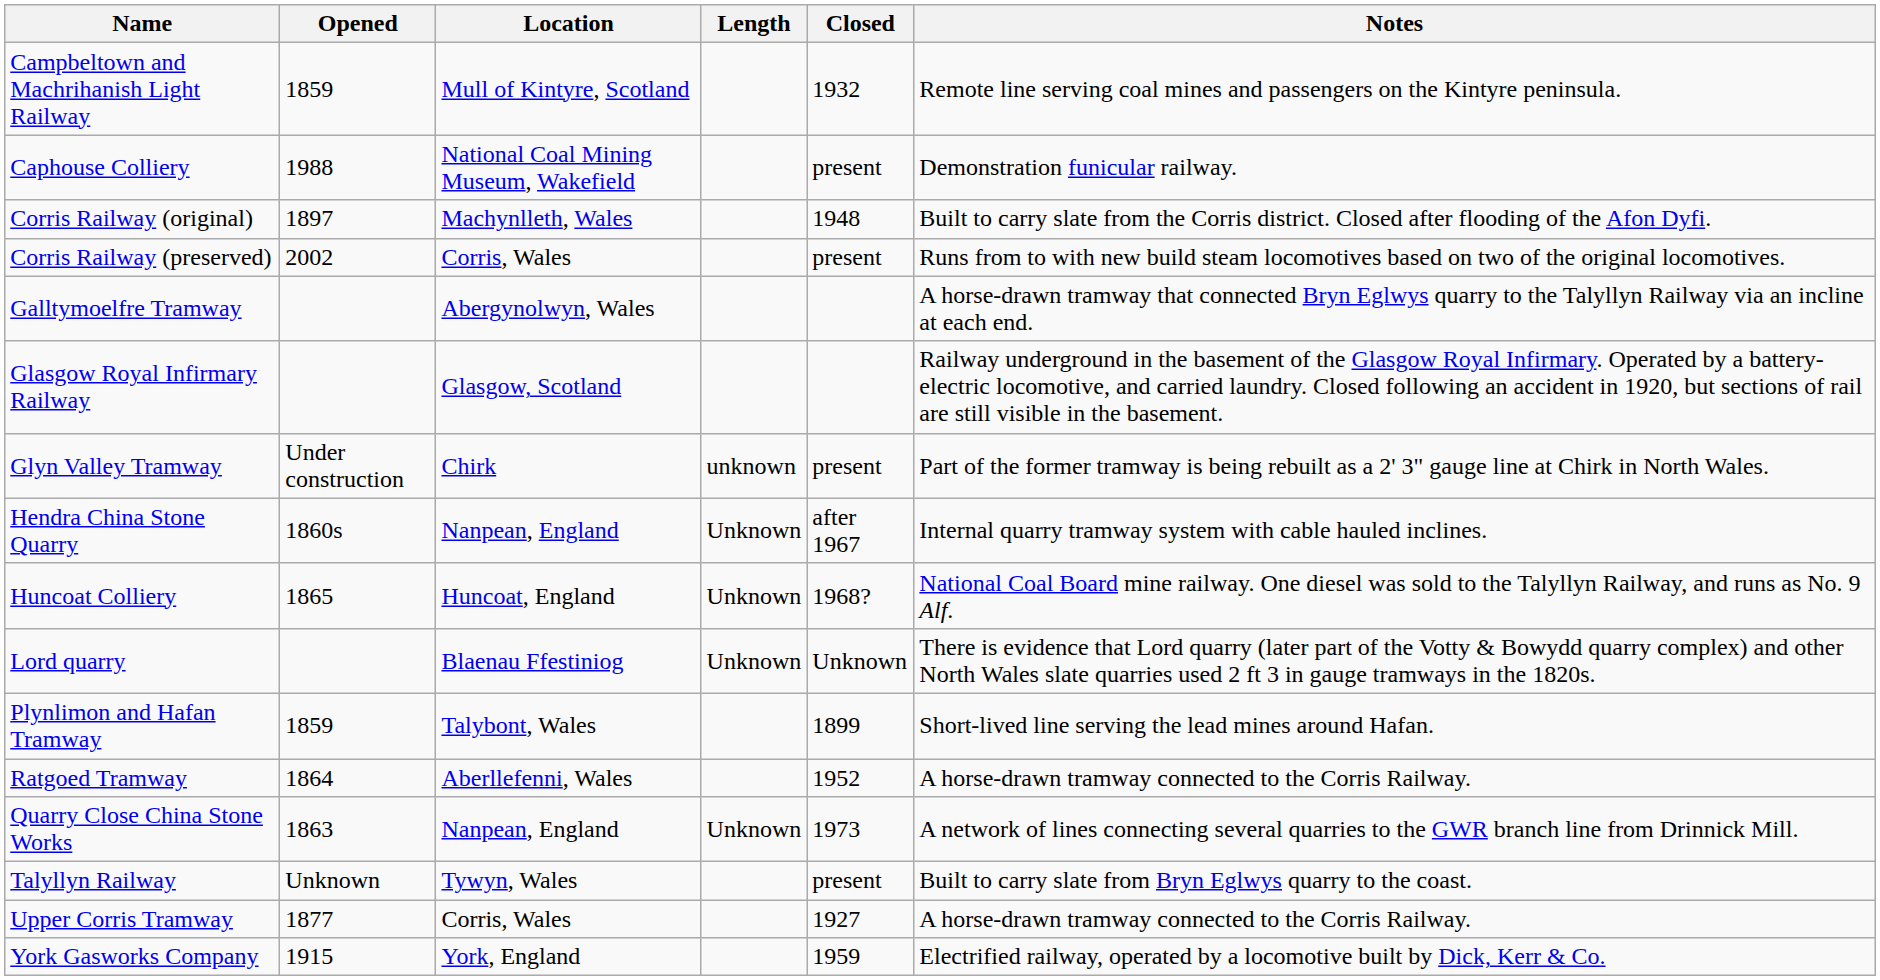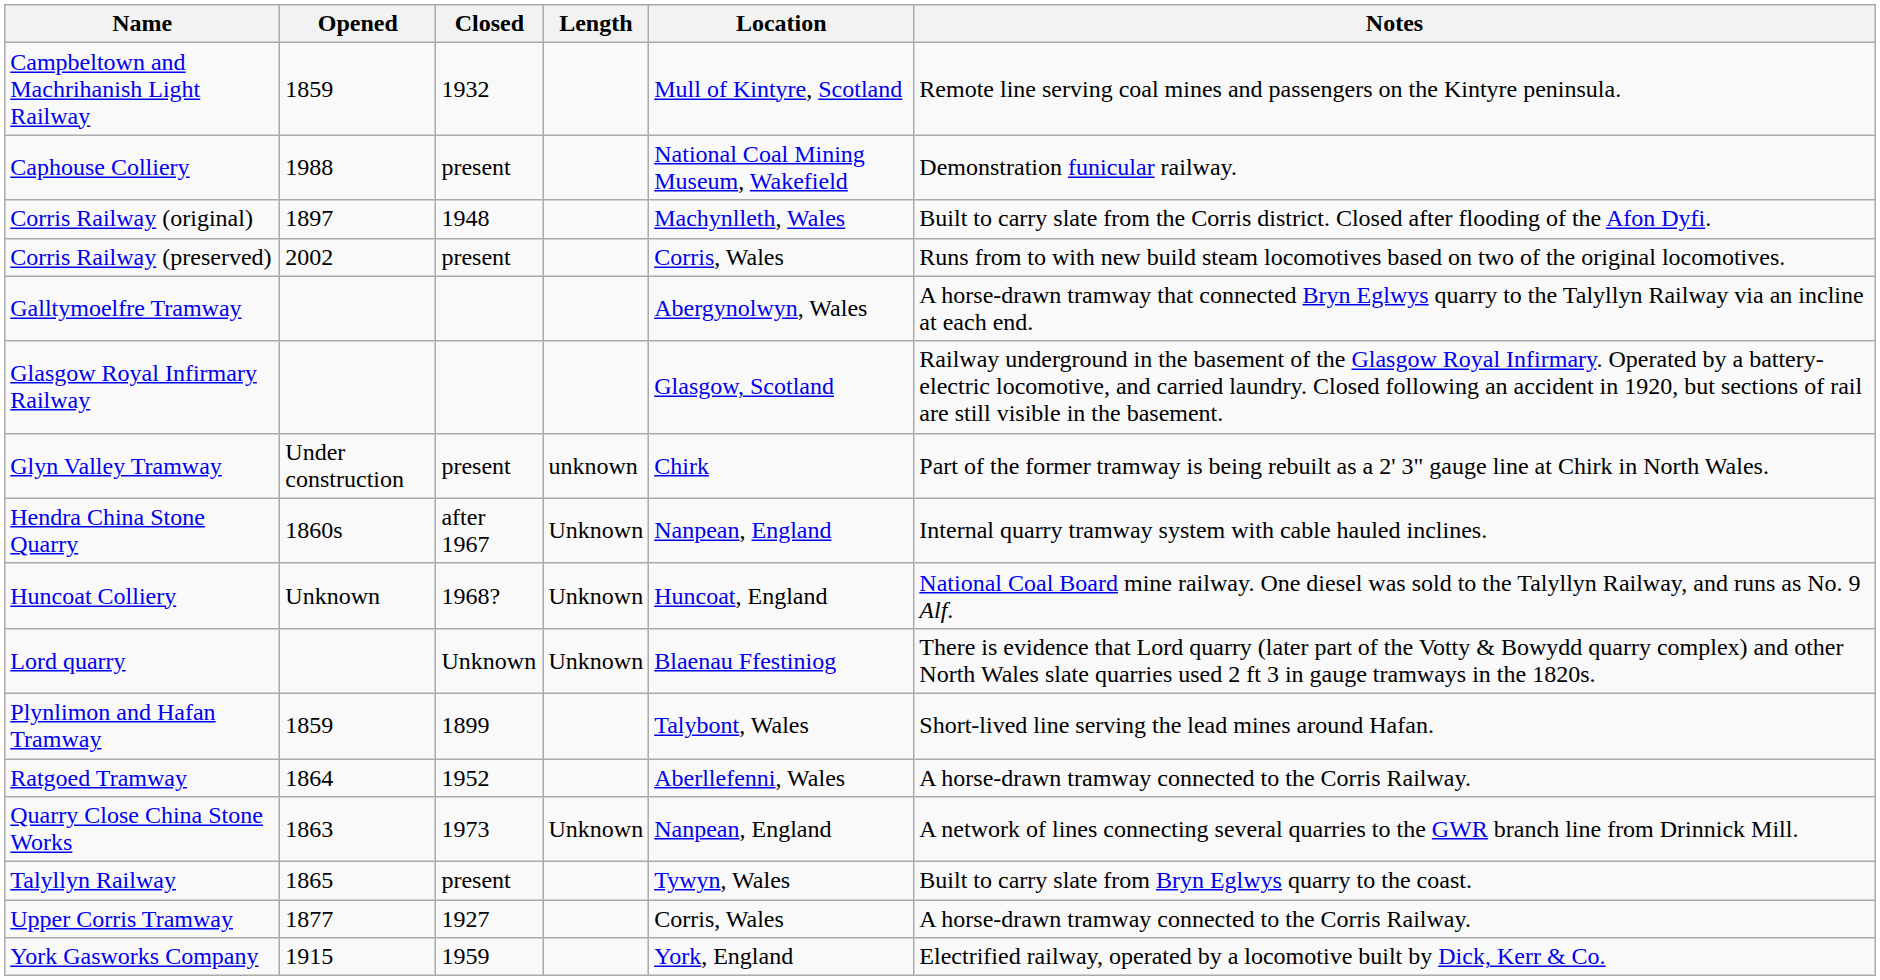columns swapped: (860, 23) <-> (568, 23)
(309, 595) 1865 -> (333, 595) Unknown
(333, 880) Unknown -> (309, 880) 1865
